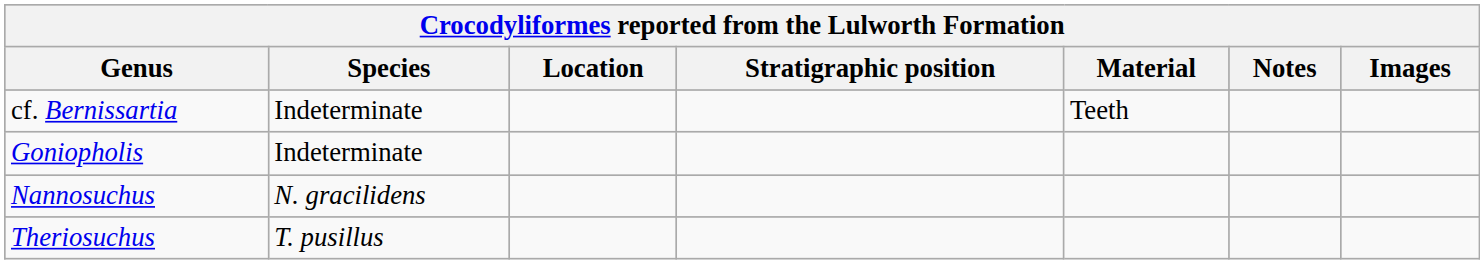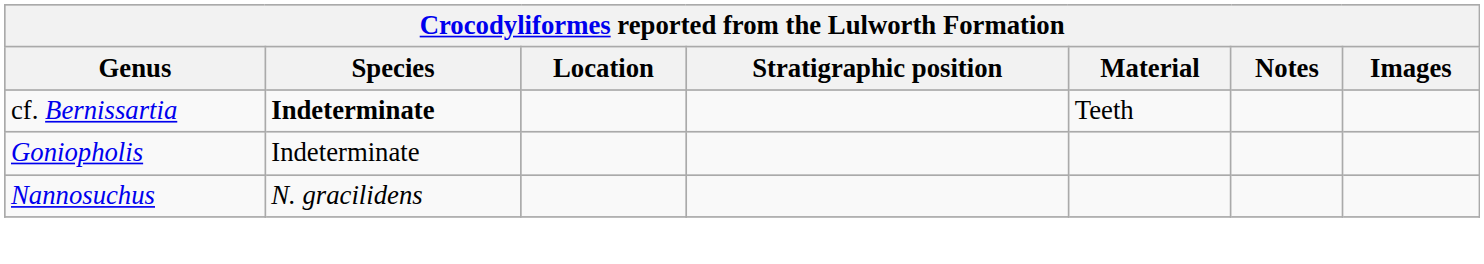(349, 110) normal -> (353, 110) bold
- row: (83, 237)
